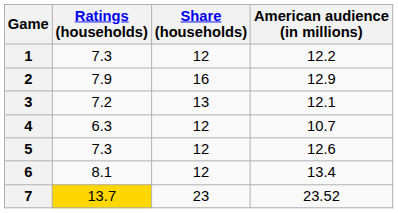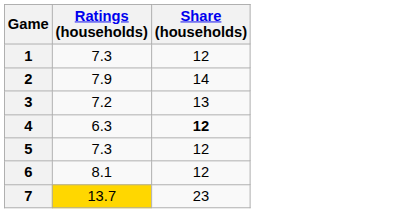- column: (321, 24)
(201, 79) 16 -> (201, 79) 14
(201, 126) normal -> (201, 126) bold
